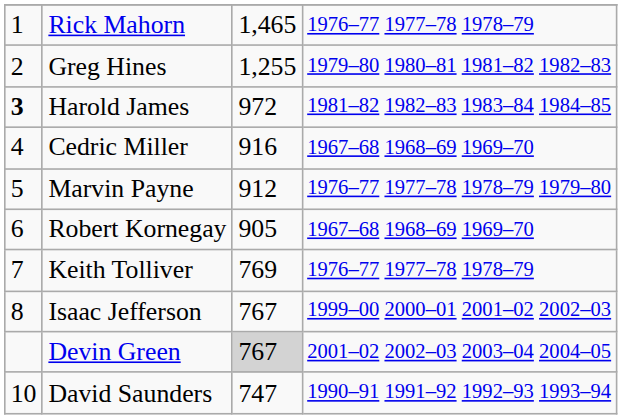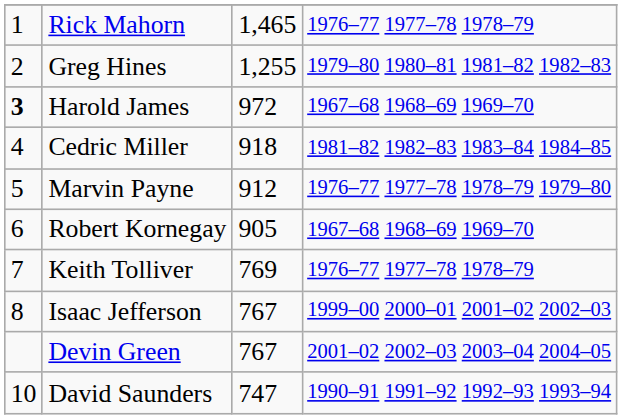(459, 106) 1981–82 1982–83 1983–84 1984–85 -> (421, 106) 1967–68 1968–69 1969–70
(258, 147) 916 -> (258, 147) 918
(421, 147) 1967–68 1968–69 1969–70 -> (459, 147) 1981–82 1982–83 1983–84 1984–85
(258, 351) lightgrey background -> (258, 351) no background
